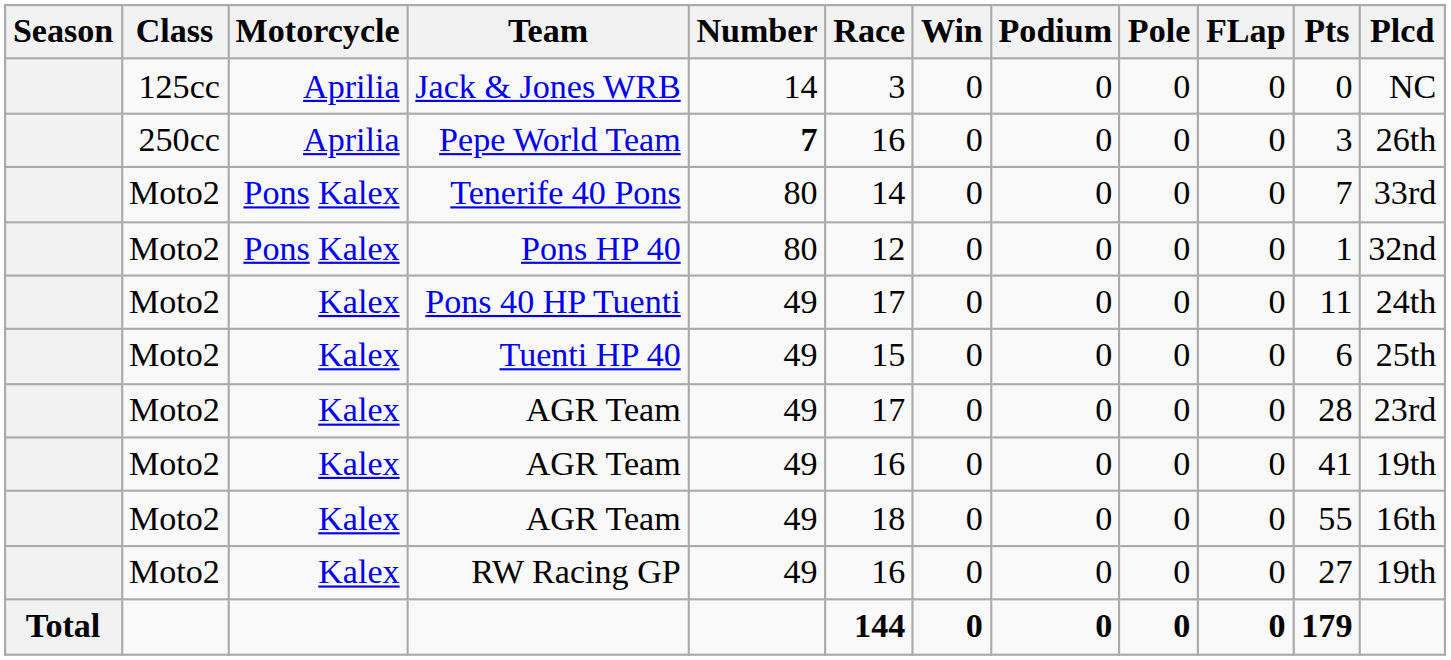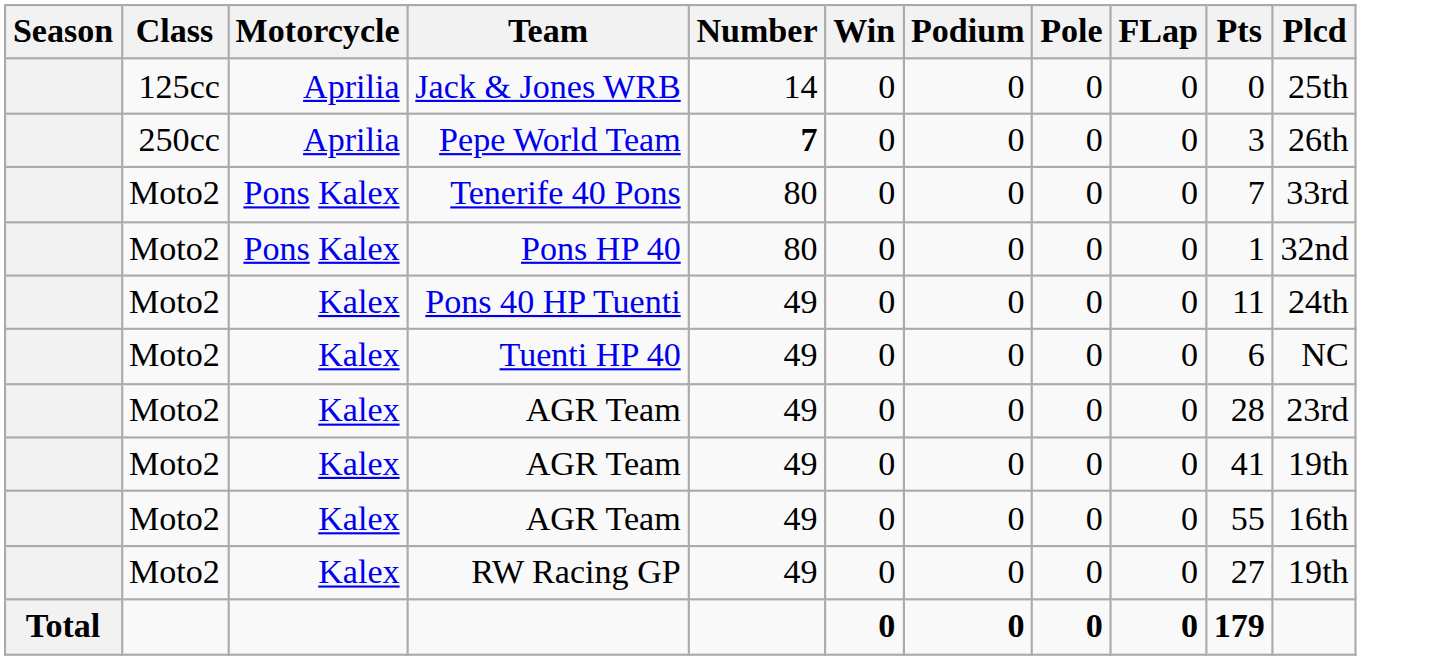- column: (869, 31)
(1413, 85) NC -> (1318, 85) 25th
(1406, 355) 25th -> (1325, 355) NC
